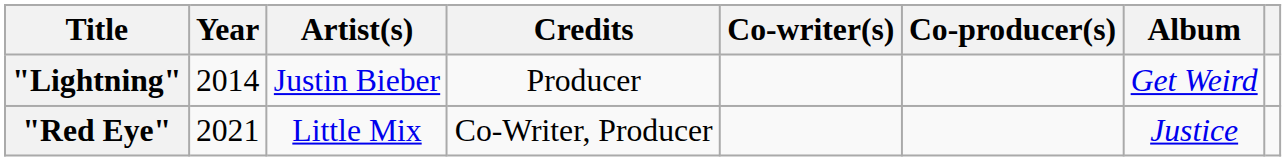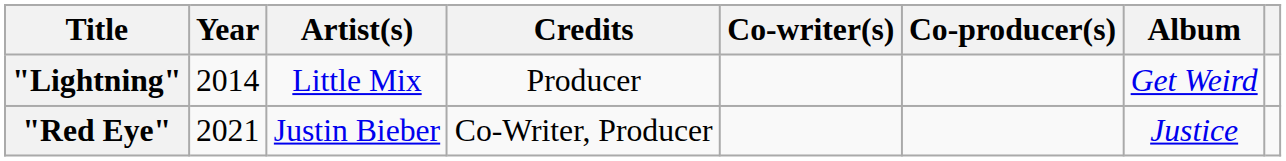(357, 79) Justin Bieber -> (357, 79) Little Mix
(357, 130) Little Mix -> (357, 130) Justin Bieber
